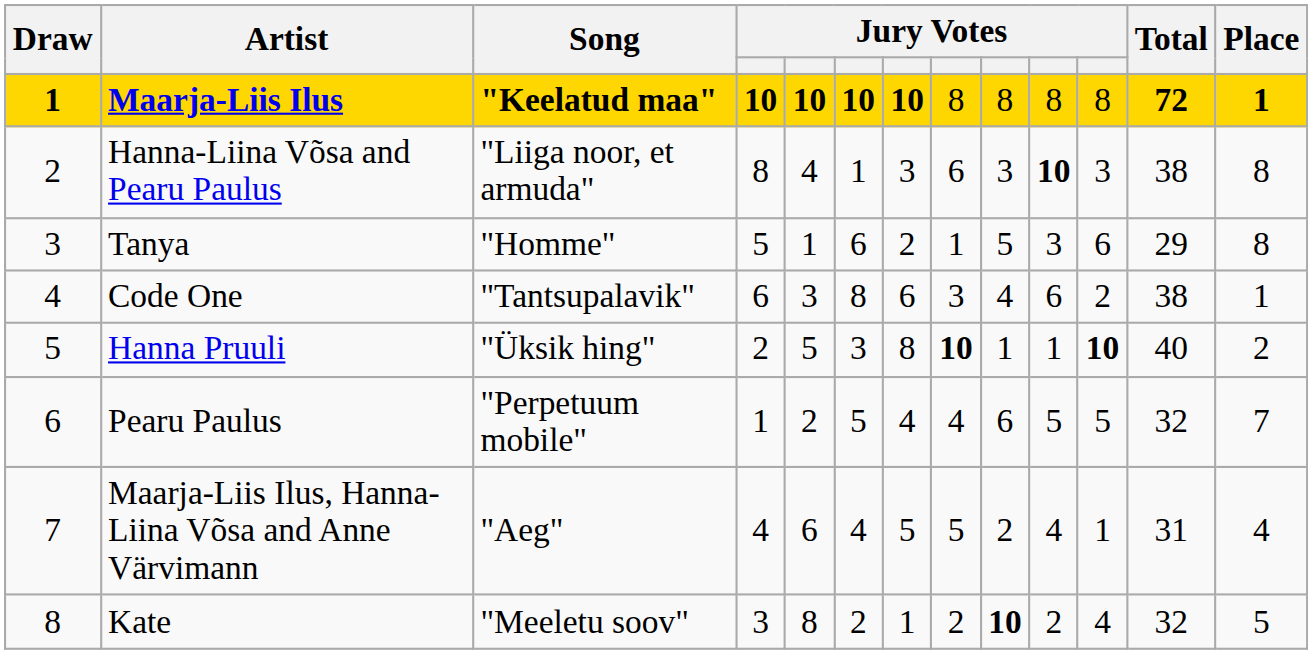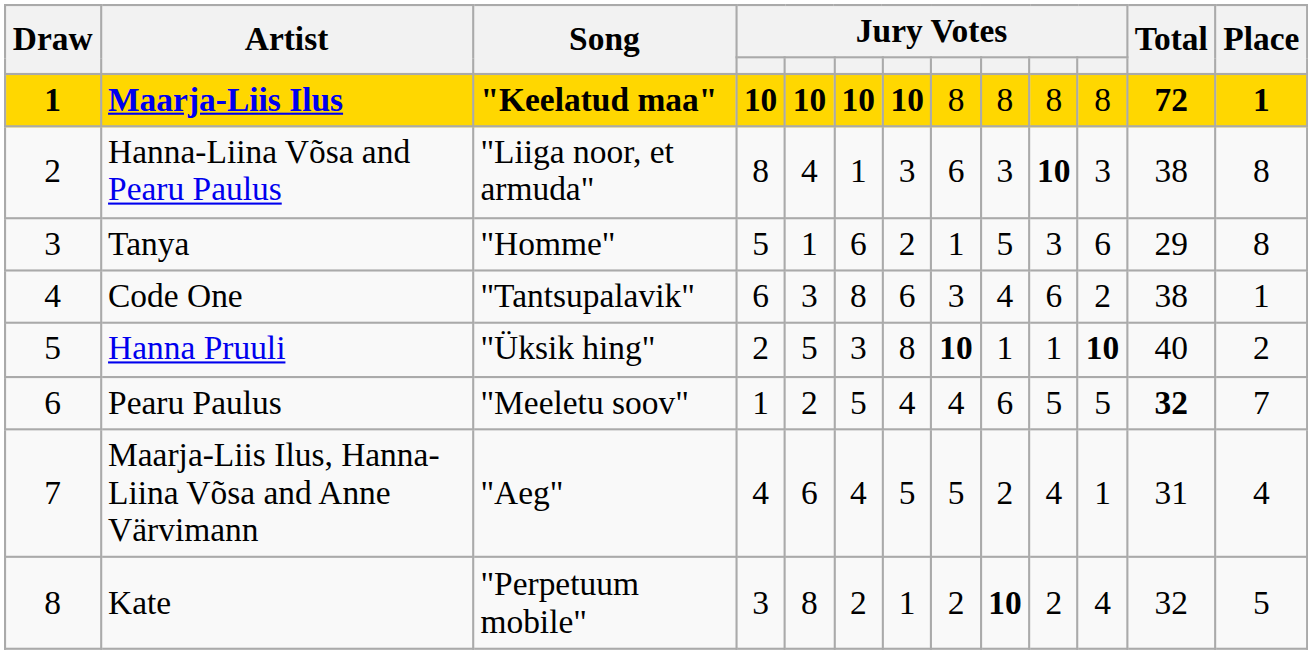(560, 421) "Perpetuum mobile" -> (585, 402) "Meeletu soov"
(1171, 421) normal -> (1171, 402) bold
(585, 621) "Meeletu soov" -> (560, 602) "Perpetuum mobile"
